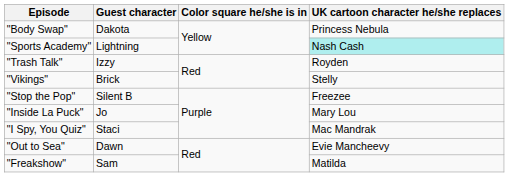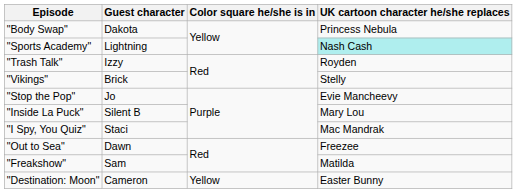(114, 96) Silent B -> (110, 96) Jo
(331, 96) Freezee -> (359, 96) Evie Mancheevy
(102, 113) Jo -> (122, 113) Silent B
(350, 146) Evie Mancheevy -> (339, 146) Freezee
+ row: (53, 180)
